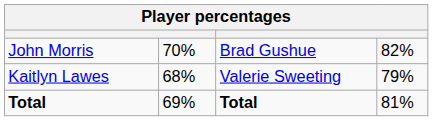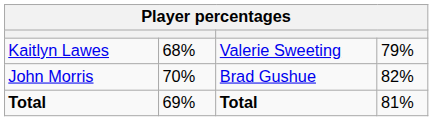rows swapped: (59, 76) <-> (51, 50)
